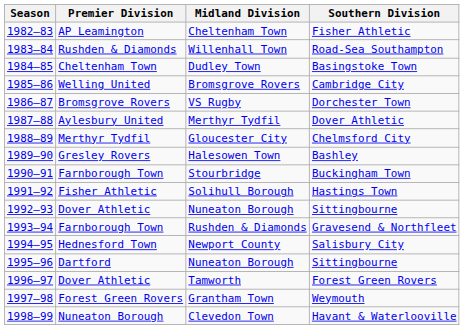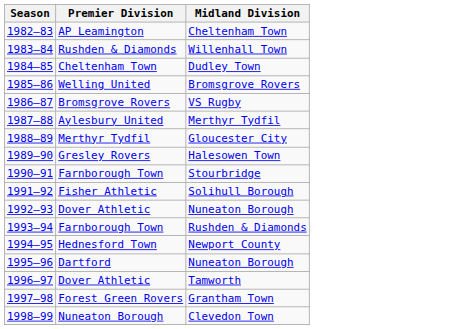- column: (384, 13)
